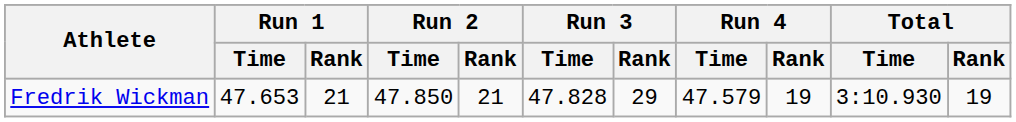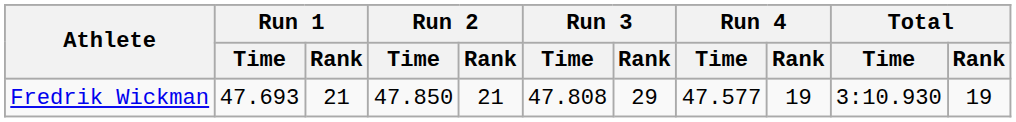(260, 98) 47.653 -> (260, 98) 47.693
(568, 98) 47.828 -> (568, 98) 47.808
(722, 98) 47.579 -> (722, 98) 47.577
